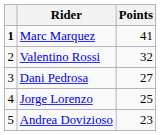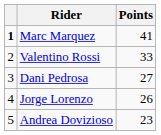(146, 57) 32 -> (146, 57) 33
(146, 99) 25 -> (146, 99) 26
